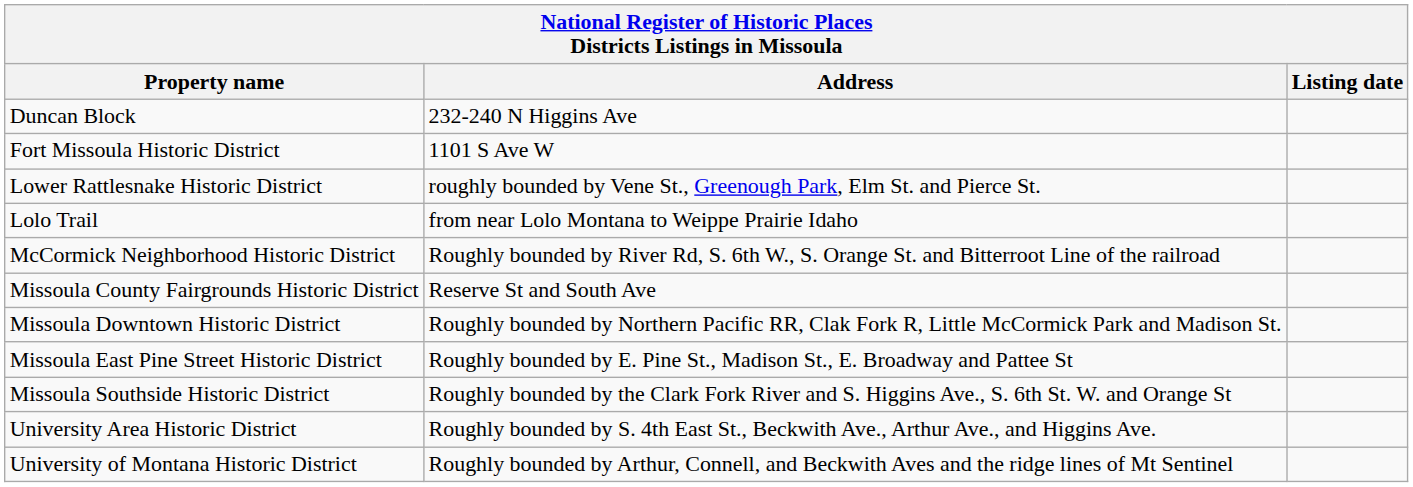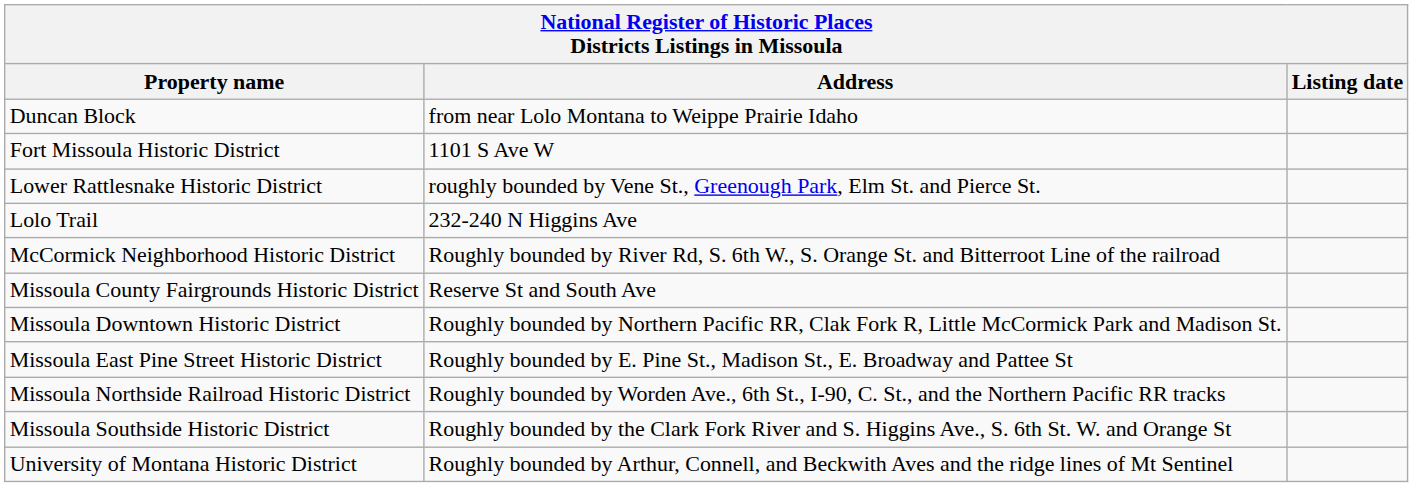(533, 116) 232-240 N Higgins Ave -> (643, 116) from near Lolo Montana to Weippe Prairie Idaho
(643, 220) from near Lolo Montana to Weippe Prairie Idaho -> (533, 220) 232-240 N Higgins Ave
+ row: (210, 394)
- row: (153, 428)
